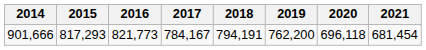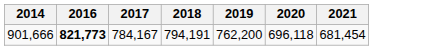- column: (83, 14)
(135, 34) normal -> (83, 34) bold
